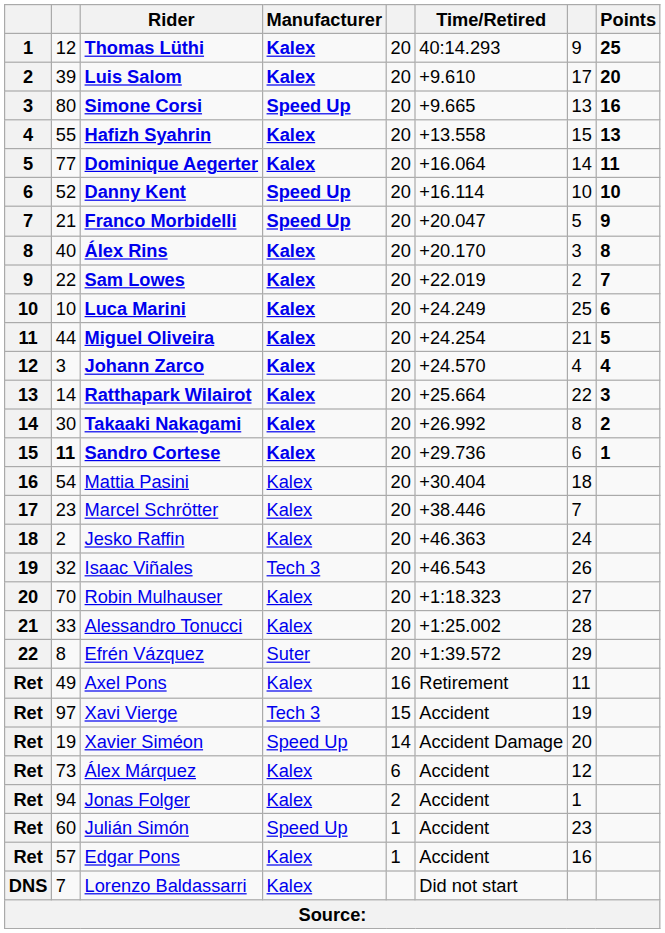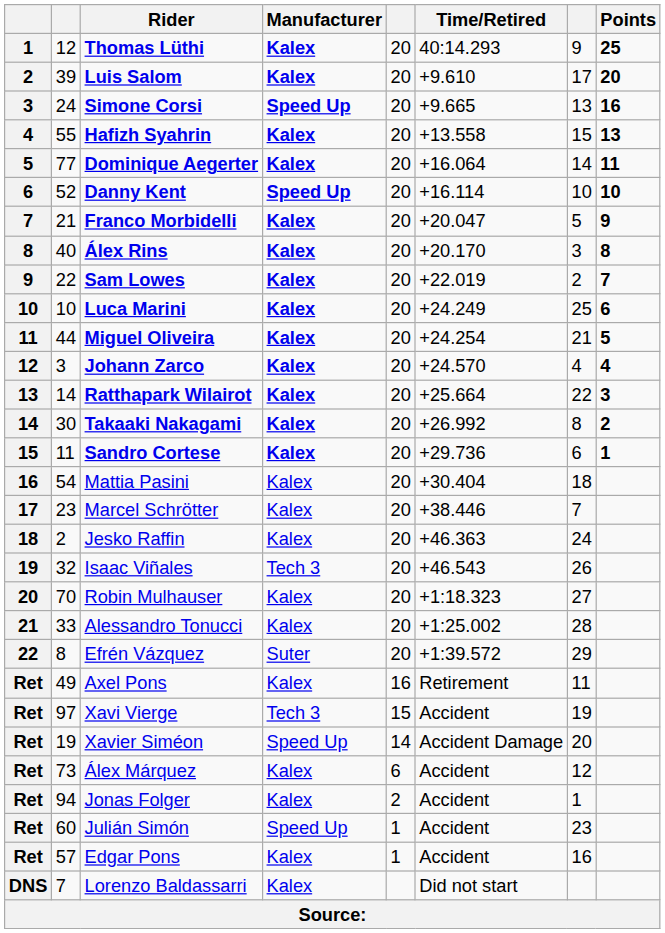(66, 106) 80 -> (66, 106) 24
(309, 221) Speed Up -> (291, 221) Kalex
(65, 452) bold -> (65, 452) normal
